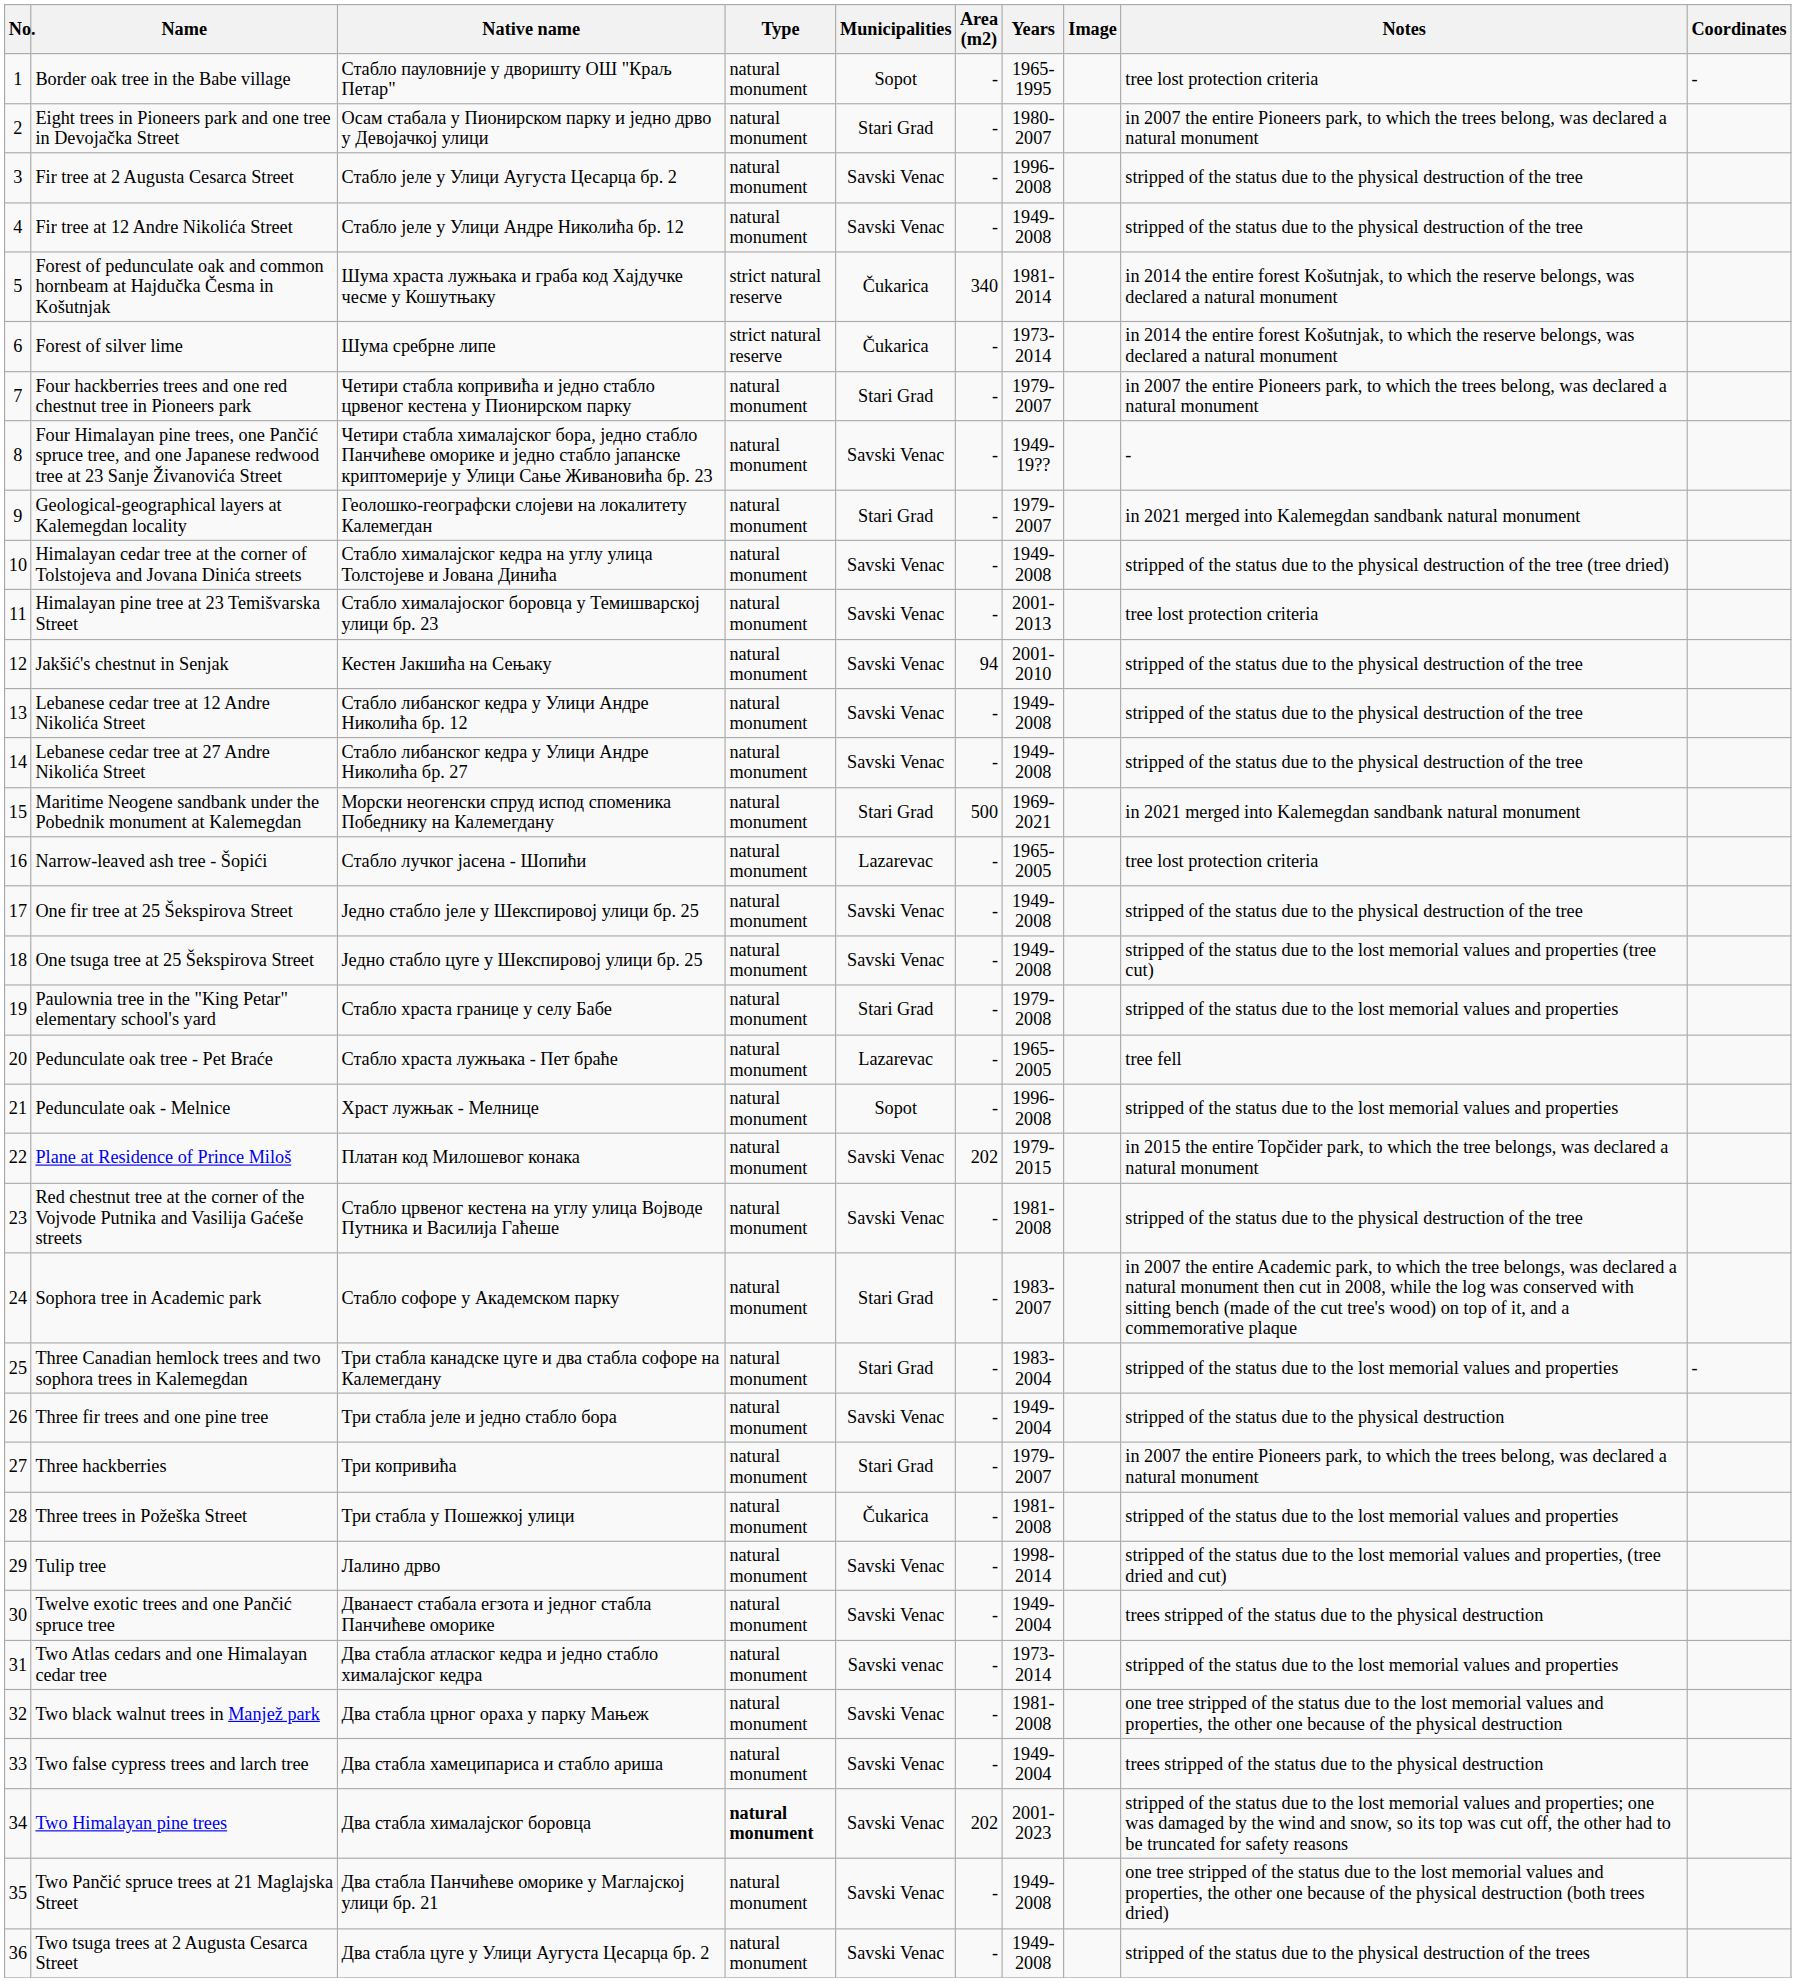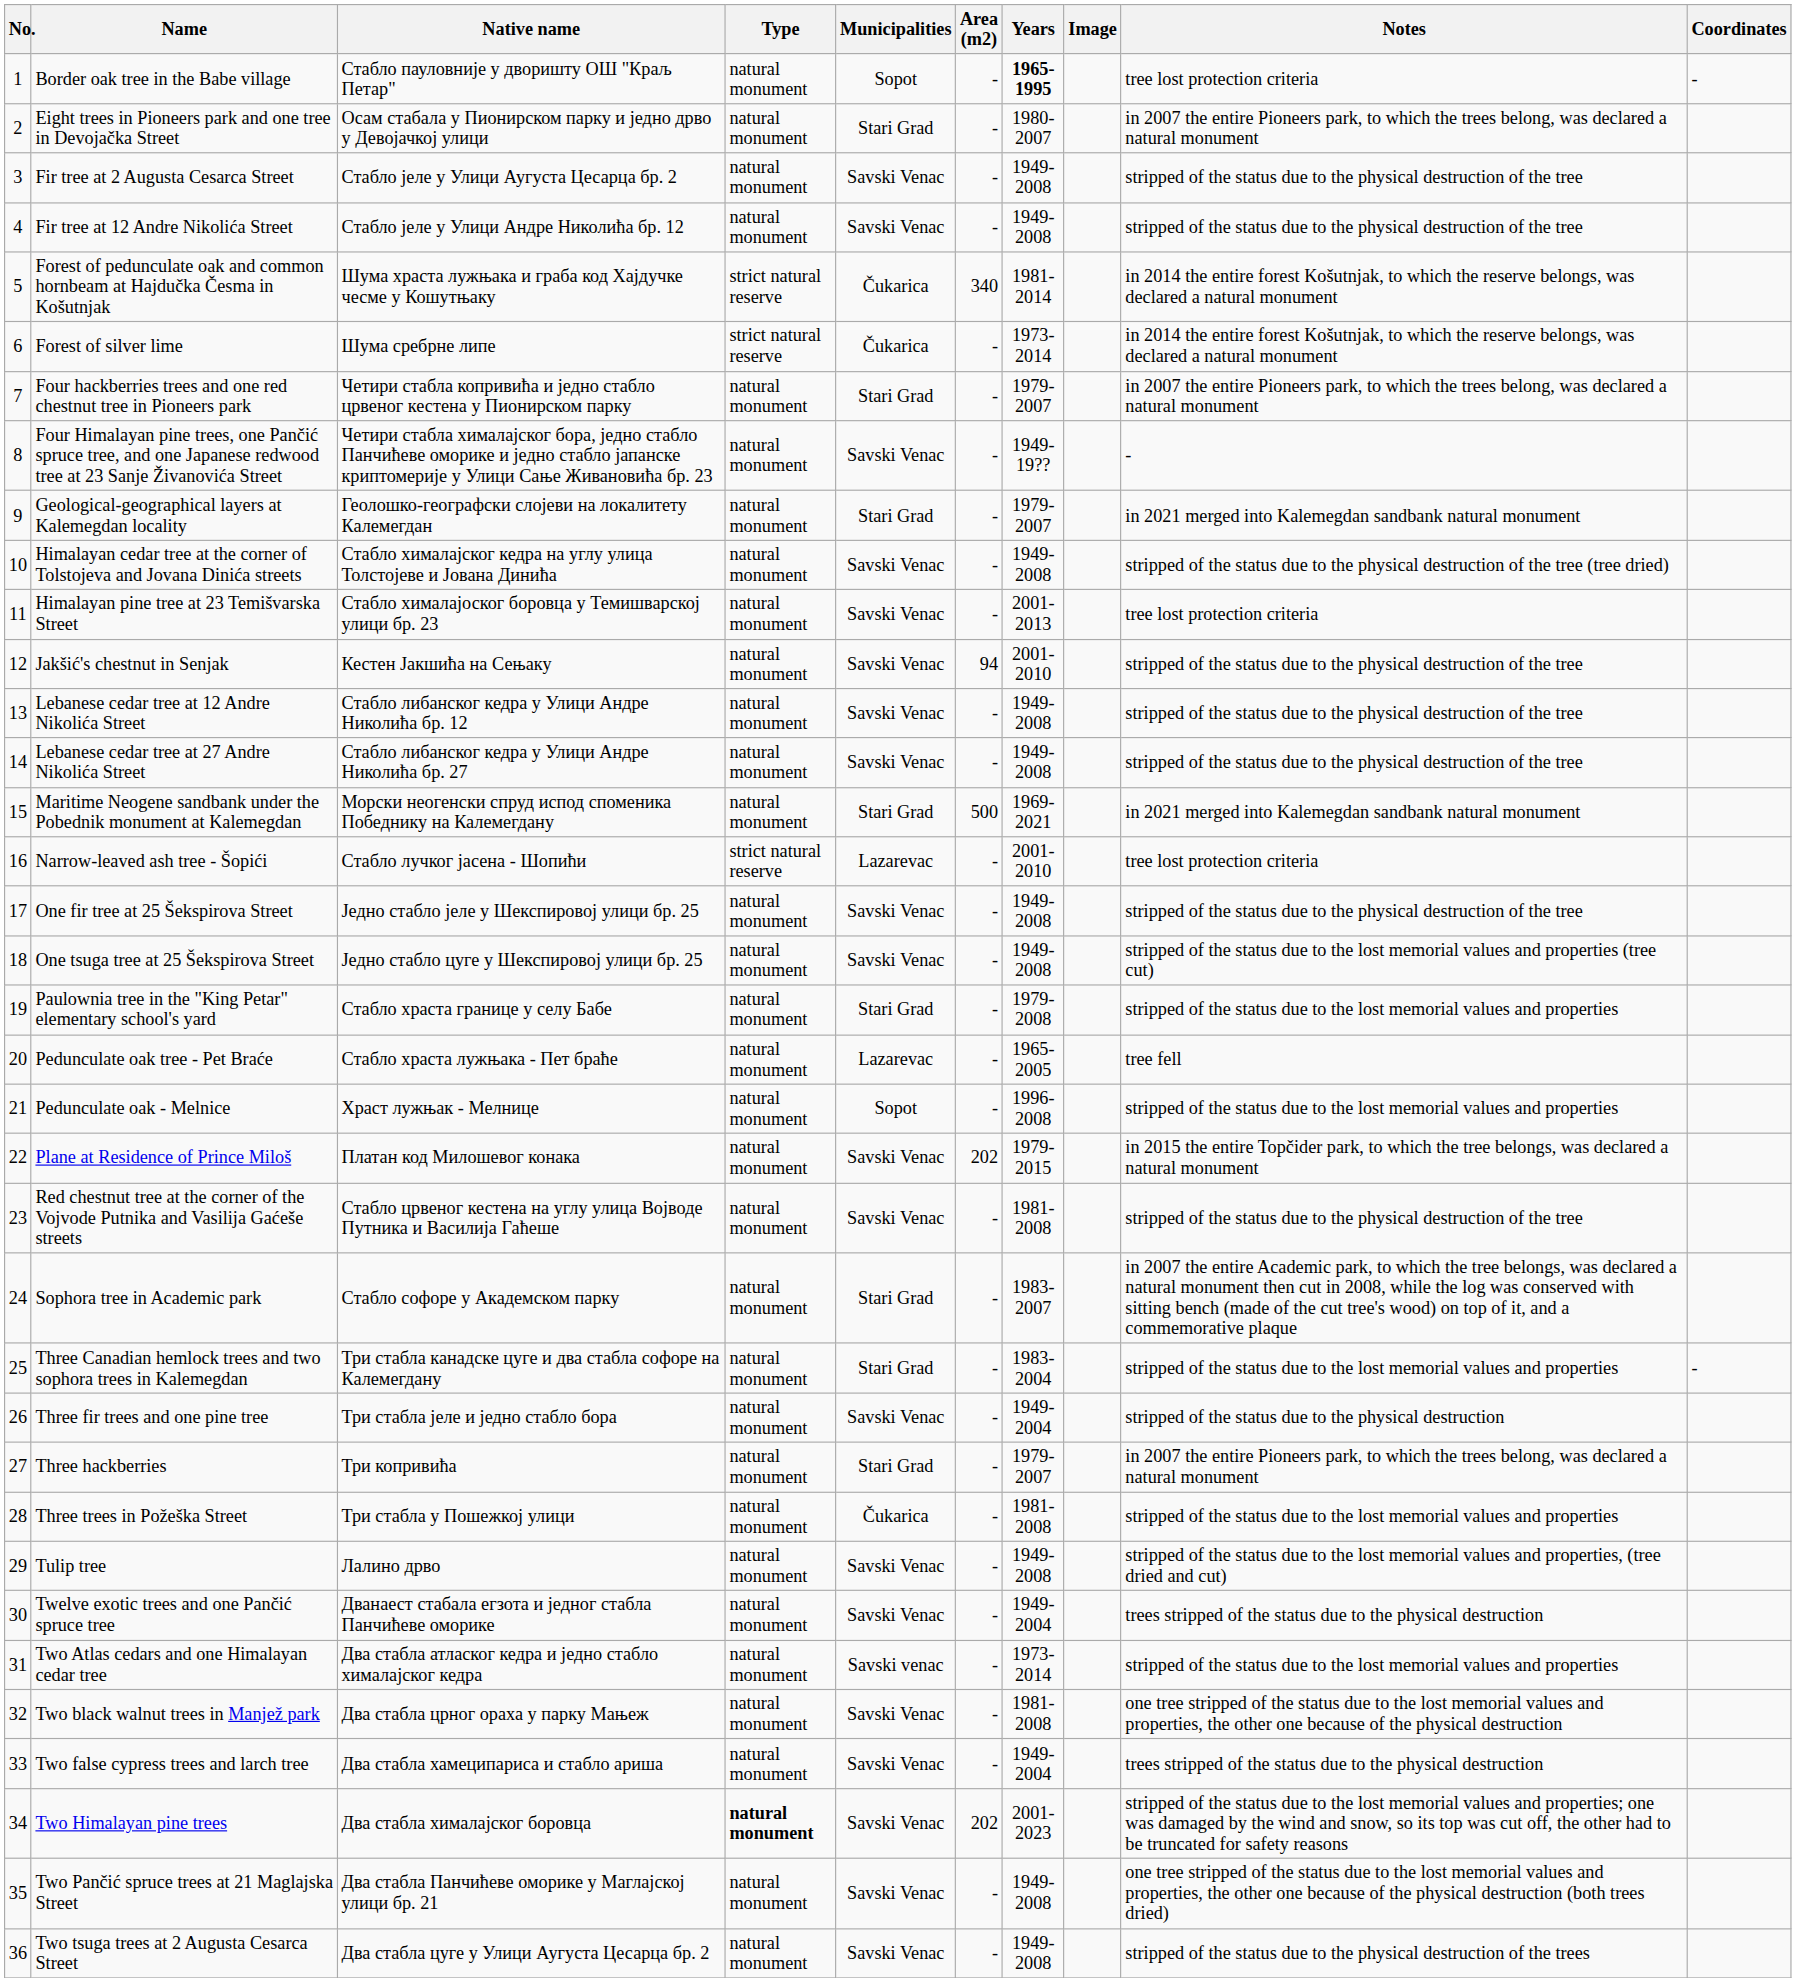(1033, 78) normal -> (1033, 78) bold
(1033, 177) 1996-2008 -> (1033, 177) 1949-2008
(768, 861) natural monument -> (775, 861) strict natural reserve
(1033, 861) 1965-2005 -> (1033, 861) 2001-2010
(1033, 1565) 1998-2014 -> (1033, 1565) 1949-2008
